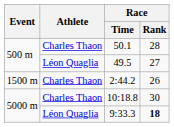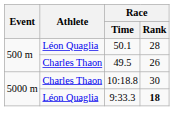(72, 47) Charles Thaon -> (70, 47) Léon Quaglia
(70, 63) Léon Quaglia -> (72, 63) Charles Thaon
(155, 63) 27 -> (155, 63) 26
- row: (122, 80)
